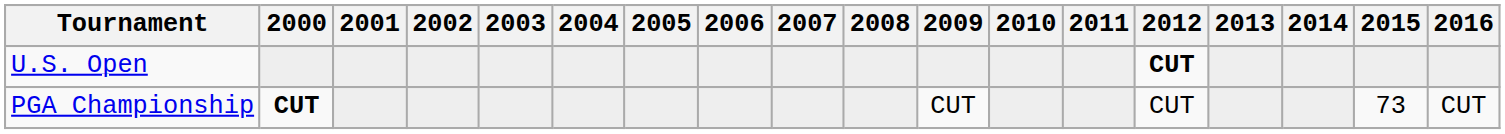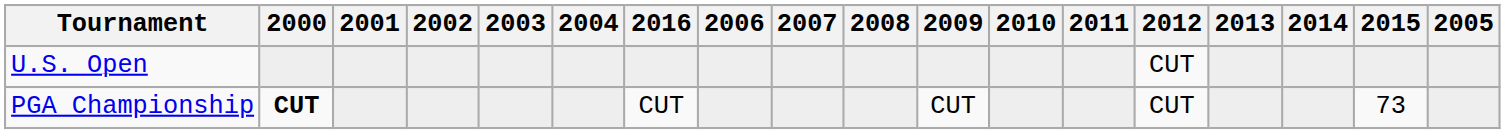columns swapped: (661, 26) <-> (1464, 26)
(1172, 67) bold -> (1172, 67) normal
